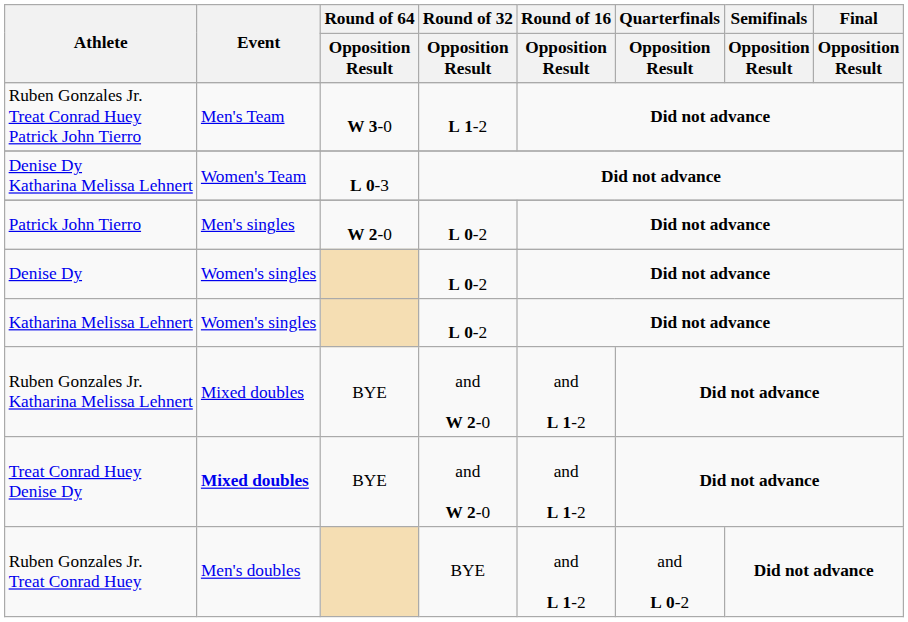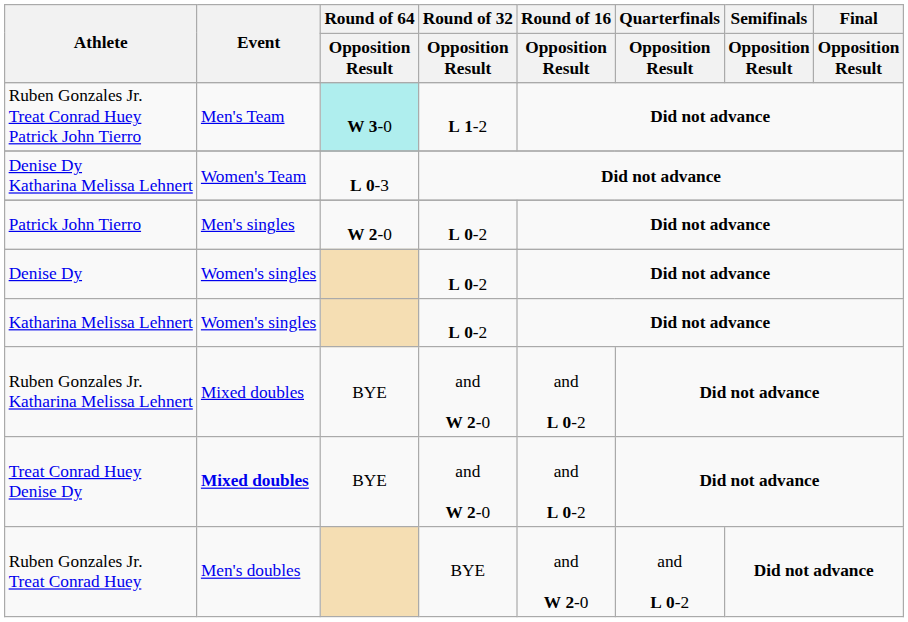(370, 127) no background -> (370, 127) paleturquoise background
(566, 402) and L 1-2 -> (566, 402) and L 0-2
(566, 491) and L 1-2 -> (566, 491) and L 0-2
(566, 581) and L 1-2 -> (566, 581) and W 2-0
